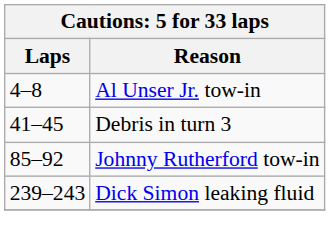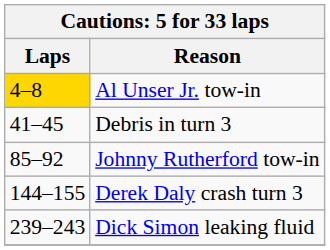(26, 90) no background -> (26, 90) gold background
+ row: (199, 192)
